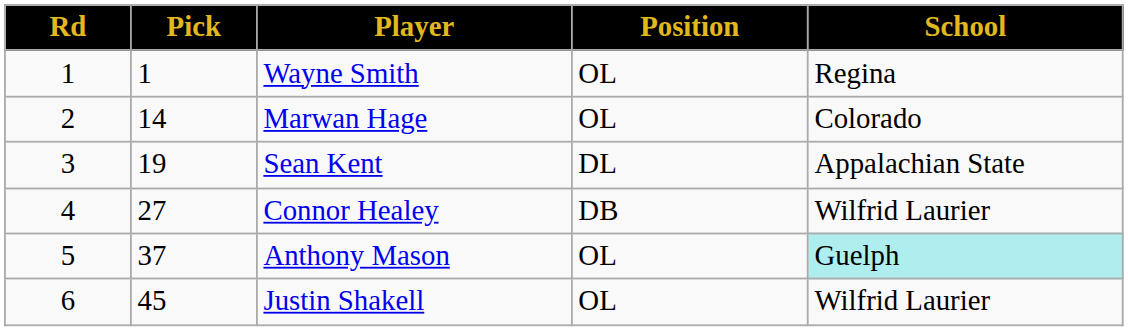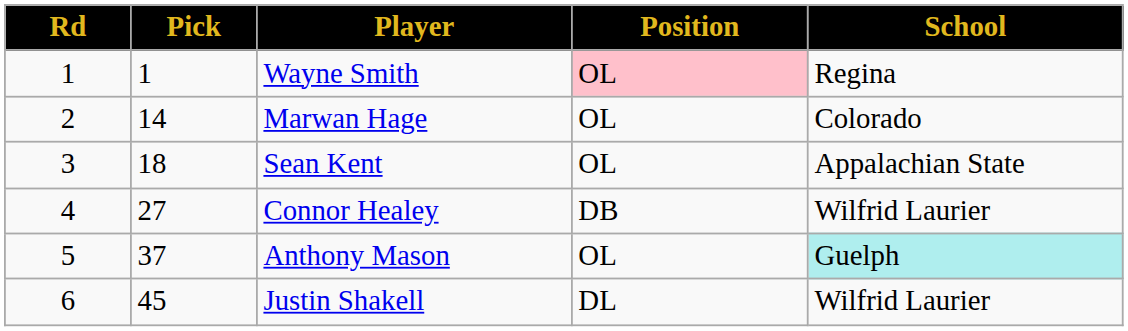(598, 73) no background -> (598, 73) pink background
(152, 164) 19 -> (152, 164) 18
(598, 164) DL -> (598, 164) OL
(598, 301) OL -> (598, 301) DL
